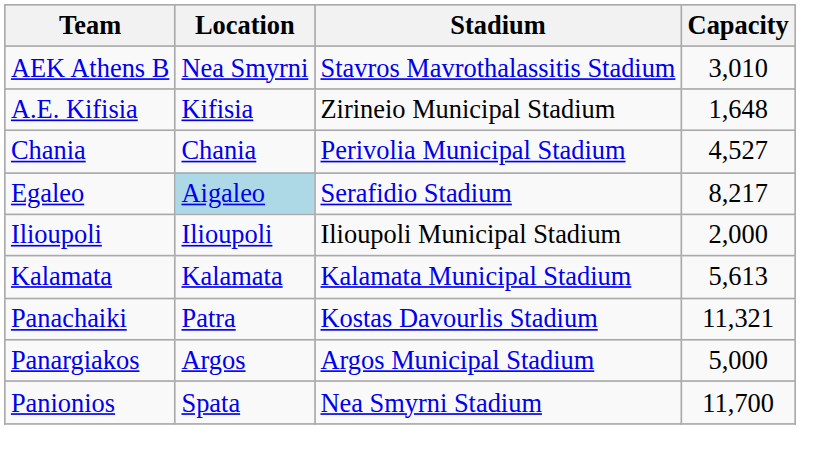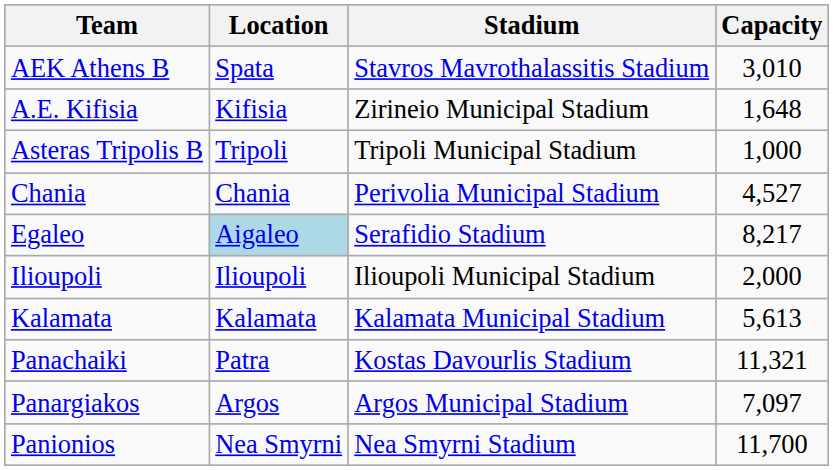(245, 67) Nea Smyrni -> (245, 67) Spata
+ row: (107, 151)
(738, 360) 5,000 -> (772, 402) 7,097
(211, 402) Spata -> (279, 444) Nea Smyrni
